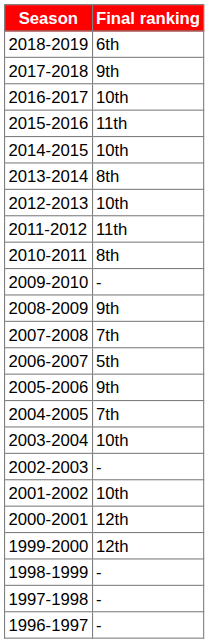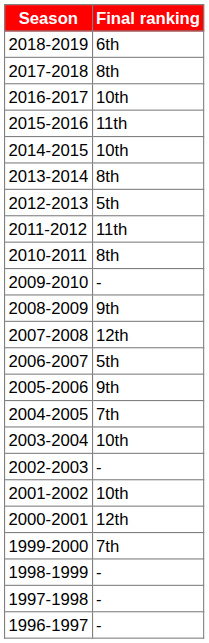(108, 71) 9th -> (108, 71) 8th
(112, 203) 10th -> (108, 203) 5th
(108, 335) 7th -> (112, 335) 12th
(112, 546) 12th -> (108, 546) 7th
